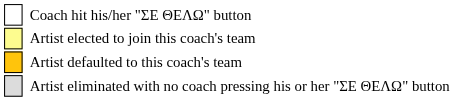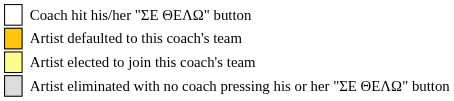rows swapped: (134, 62) <-> (141, 38)
